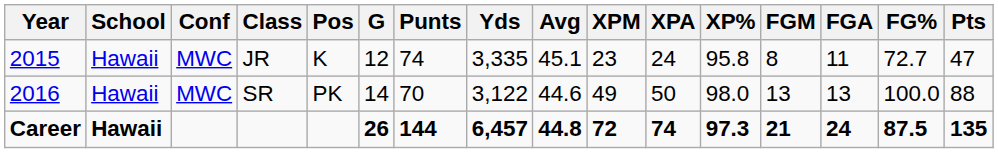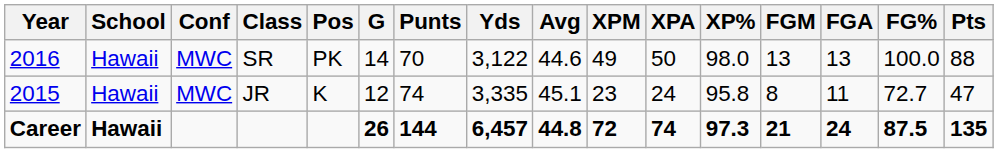rows swapped: (256, 57) <-> (258, 93)
